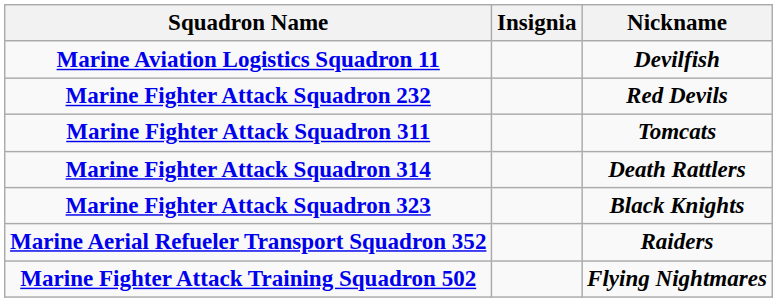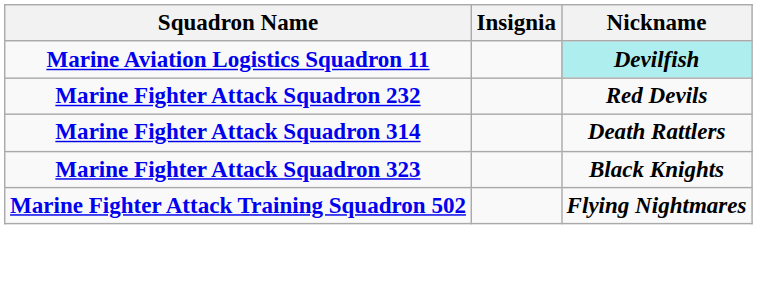(677, 59) no background -> (657, 59) paleturquoise background
- row: (248, 132)
- row: (248, 242)
